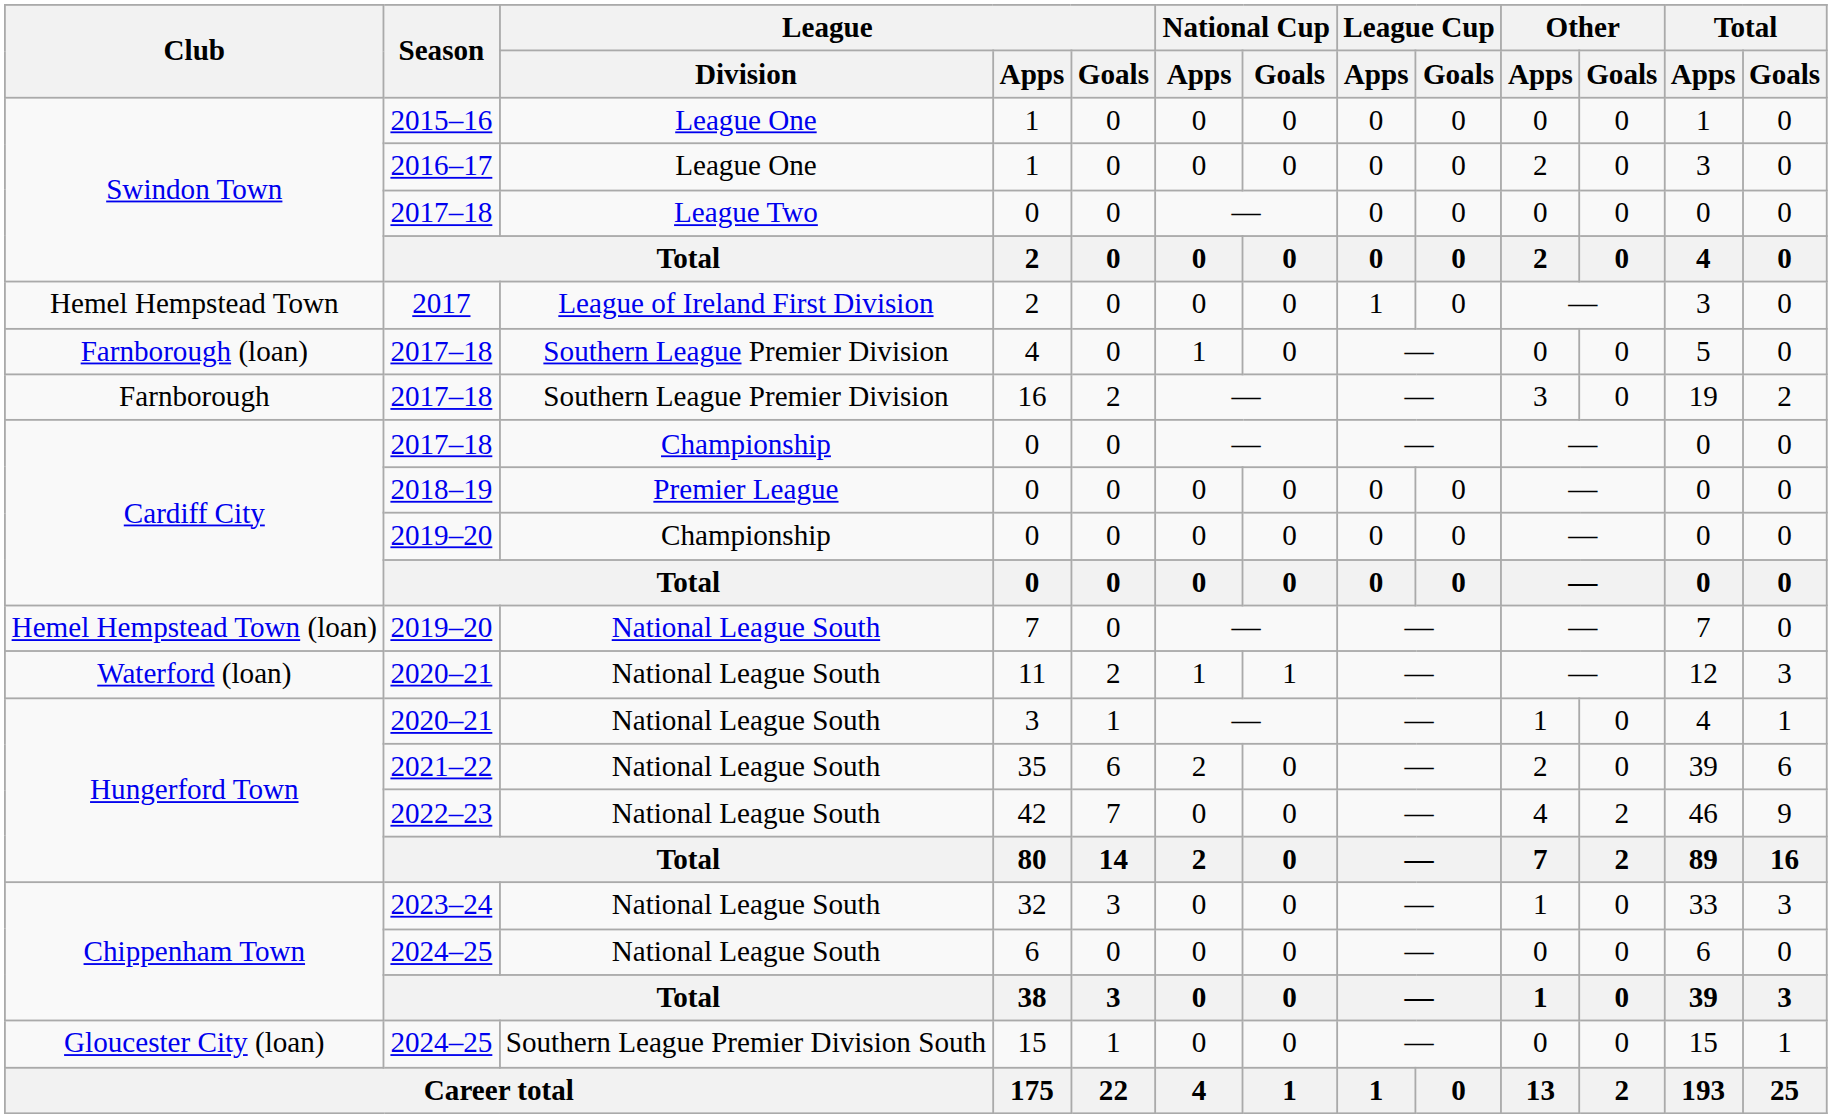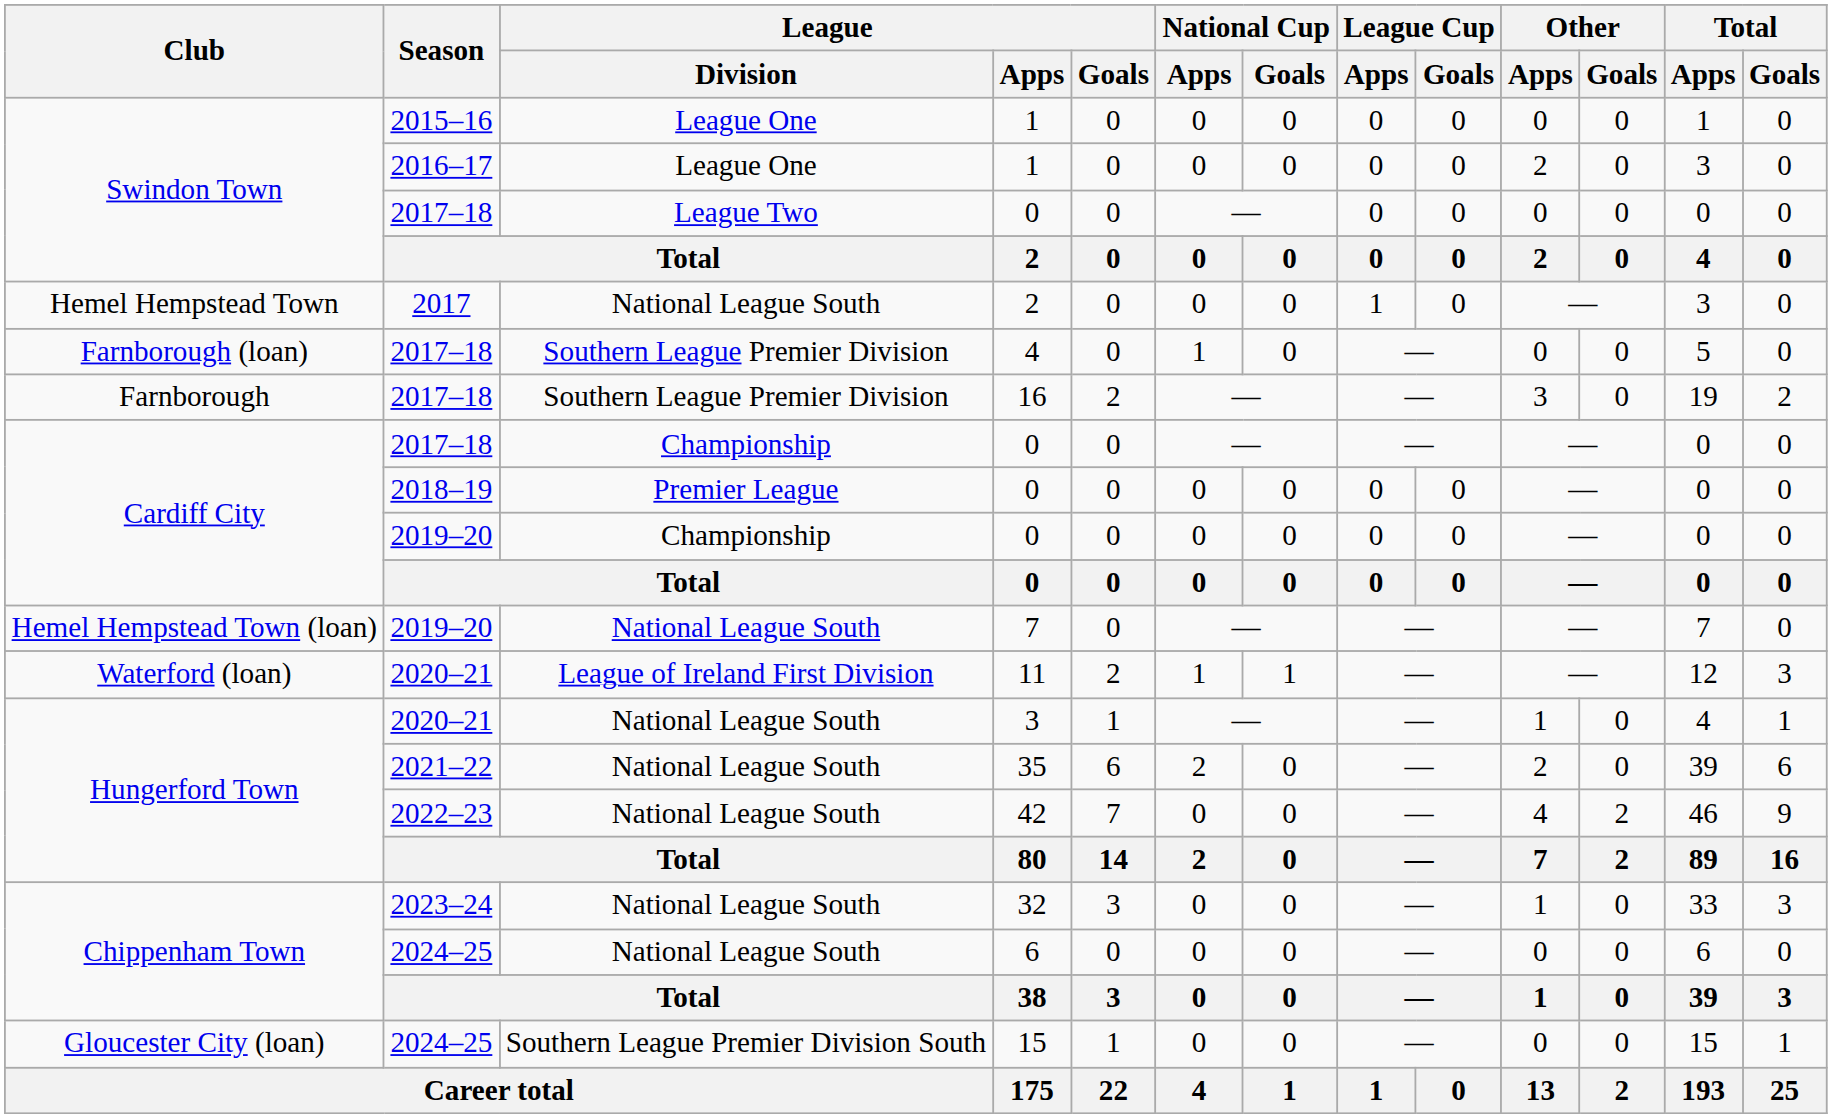(746, 304) League of Ireland First Division -> (746, 304) National League South
(746, 674) National League South -> (746, 674) League of Ireland First Division
